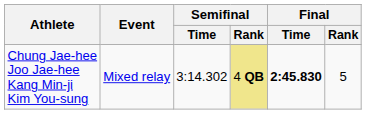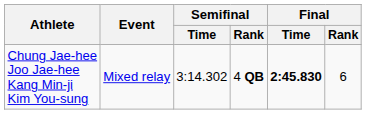(249, 77) khaki background -> (249, 77) no background
(343, 77) 5 -> (343, 77) 6
